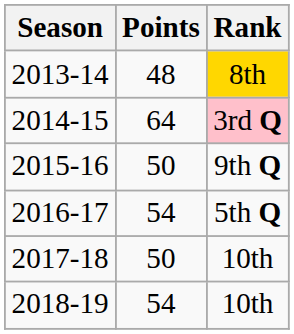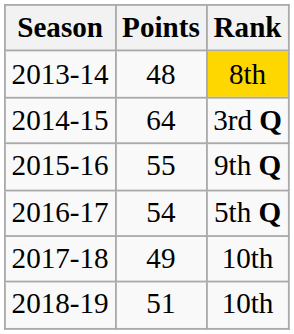(248, 119) pink background -> (248, 119) no background
(161, 166) 50 -> (161, 166) 55
(161, 258) 50 -> (161, 258) 49
(161, 304) 54 -> (161, 304) 51
